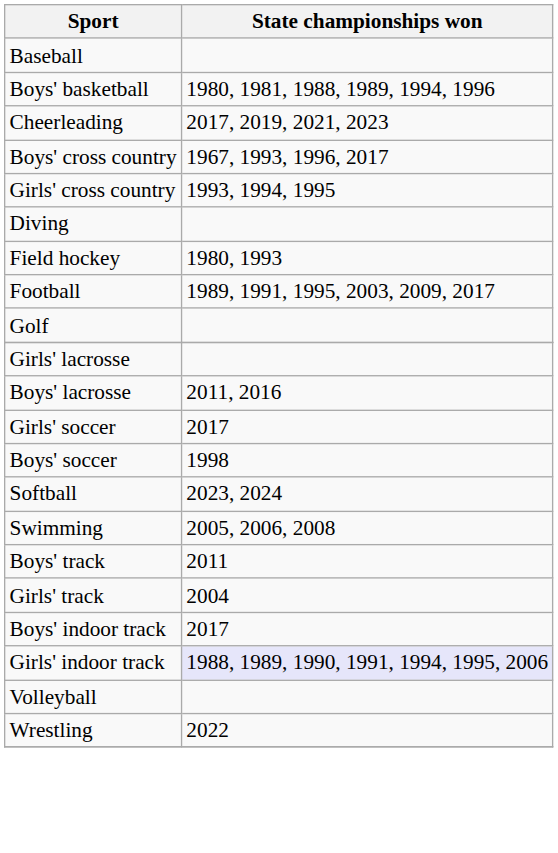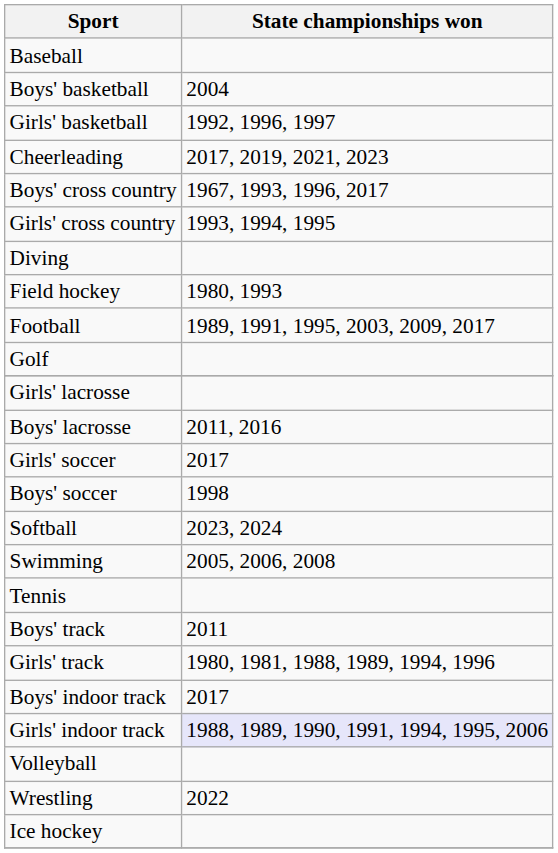(341, 88) 1980, 1981, 1988, 1989, 1994, 1996 -> (208, 88) 2004
+ row: (79, 122)
+ row: (38, 595)
(208, 595) 2004 -> (341, 662) 1980, 1981, 1988, 1989, 1994, 1996
+ row: (56, 831)
